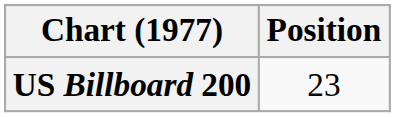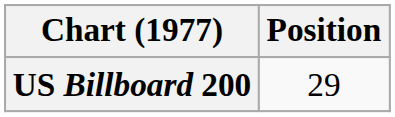(324, 83) 23 -> (324, 83) 29
